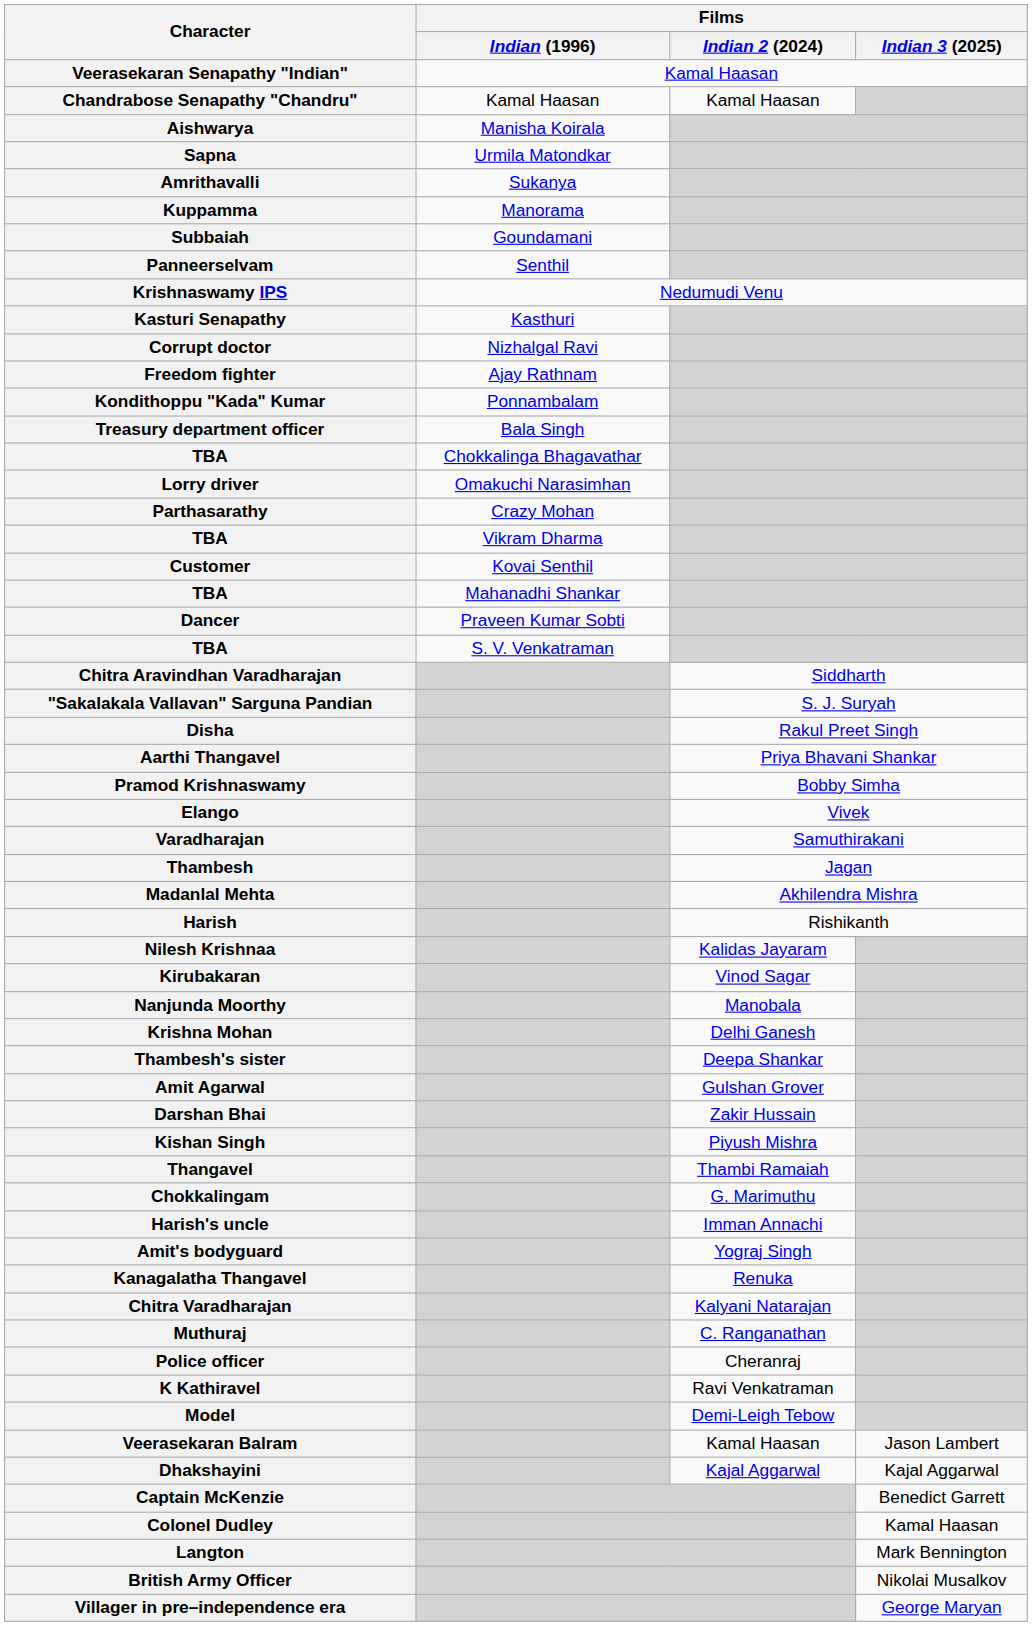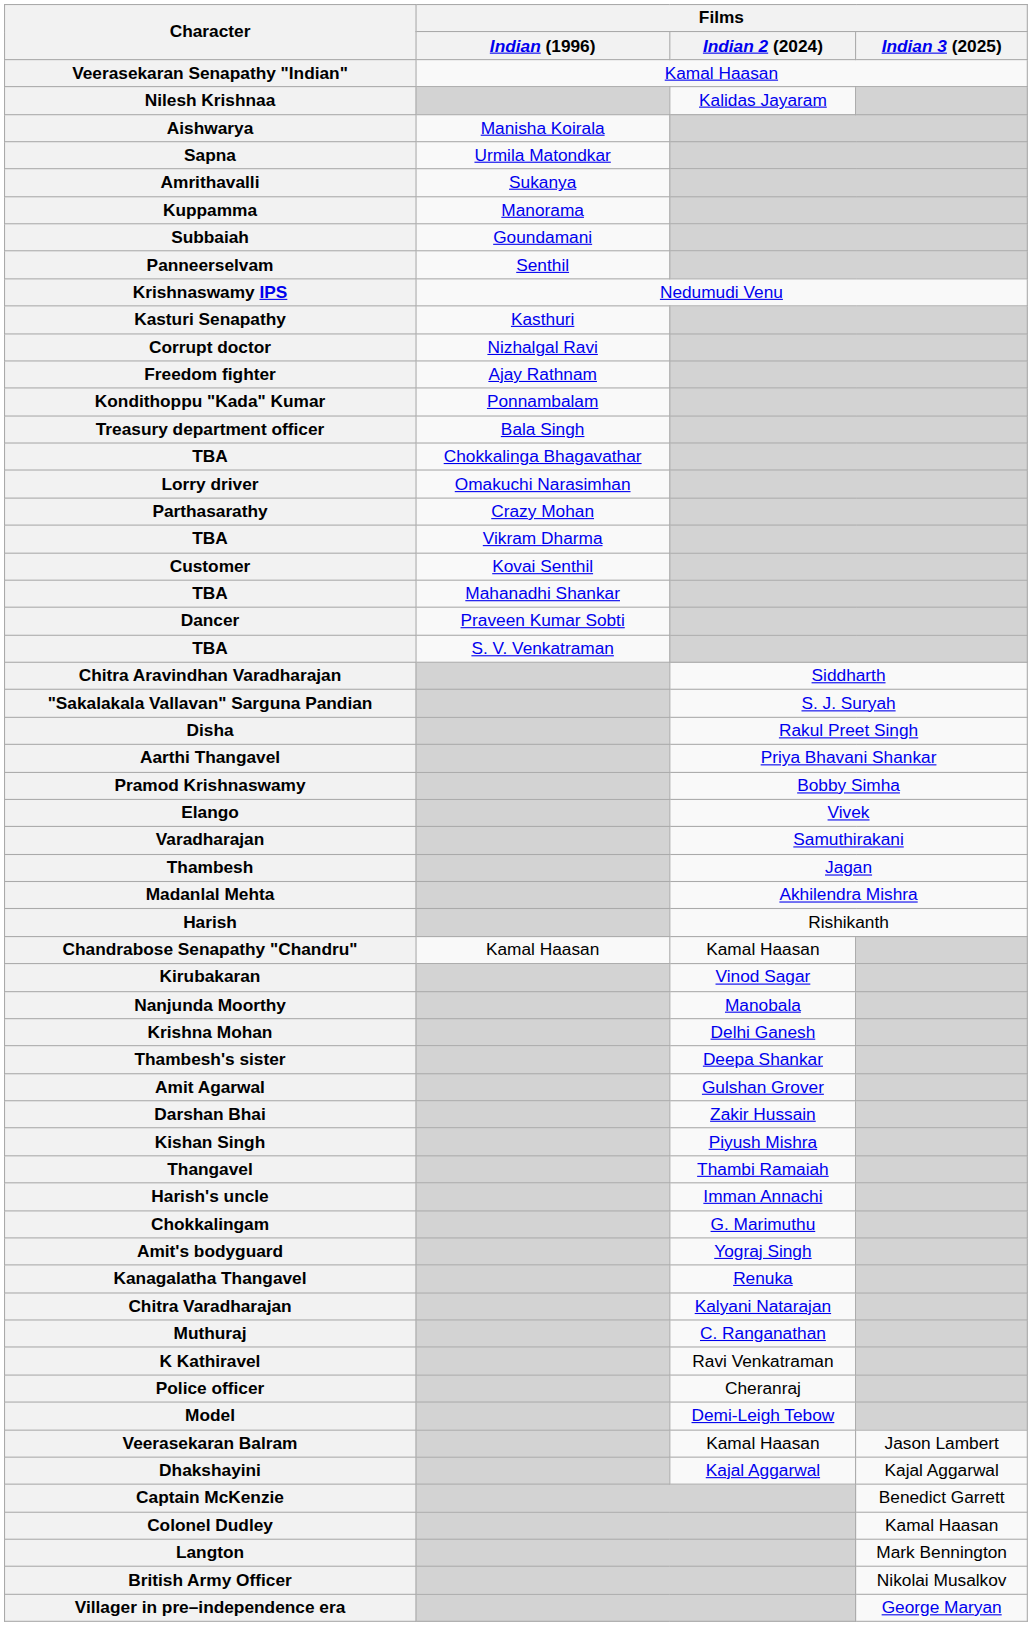rows swapped: (210, 100) <-> (210, 949)
rows swapped: (210, 1224) <-> (210, 1196)
rows swapped: (210, 1388) <-> (210, 1361)
